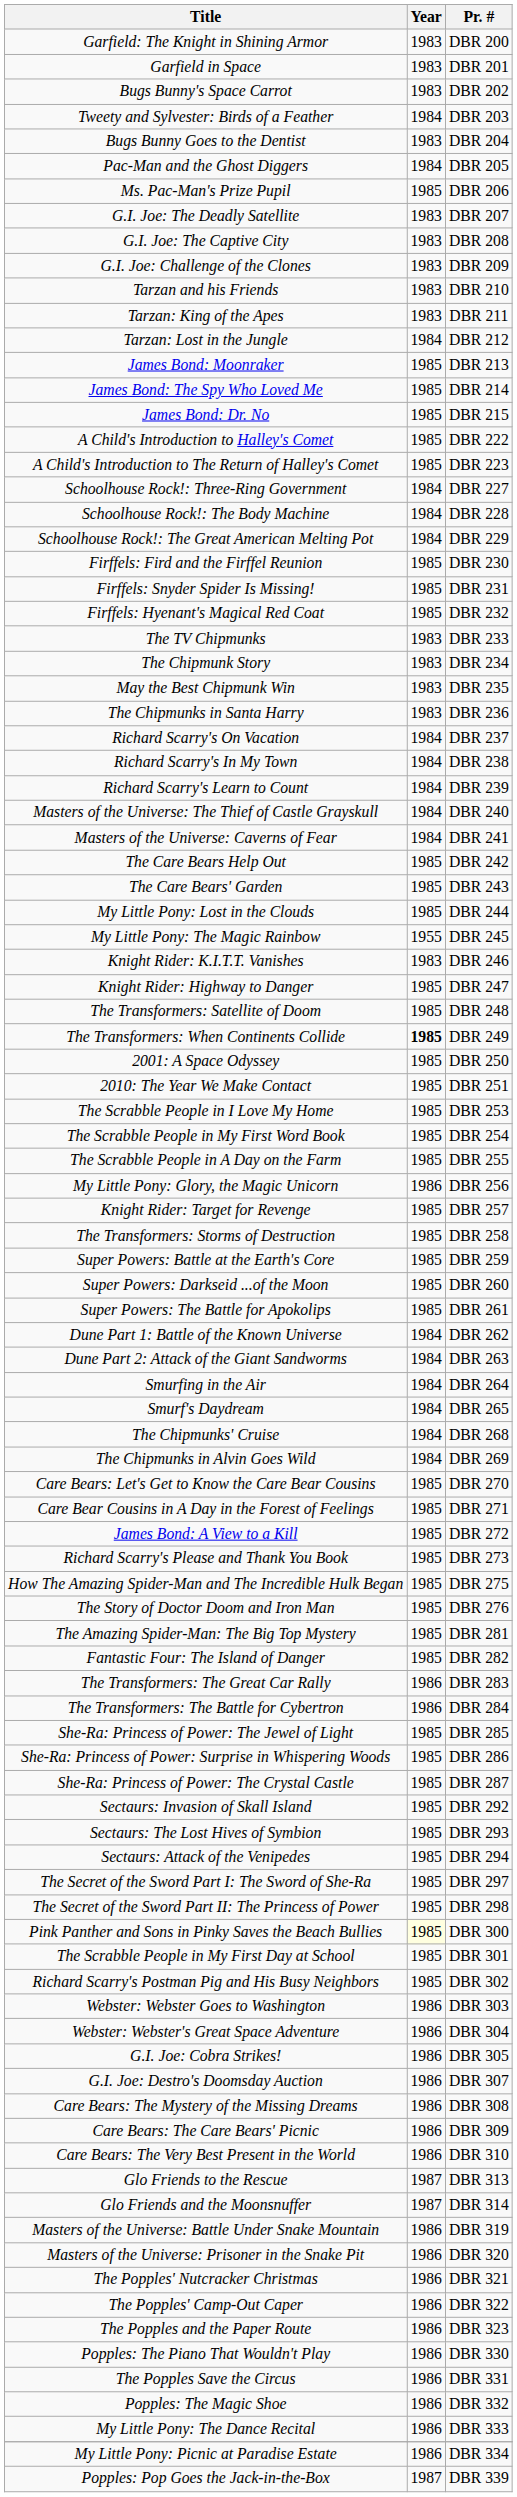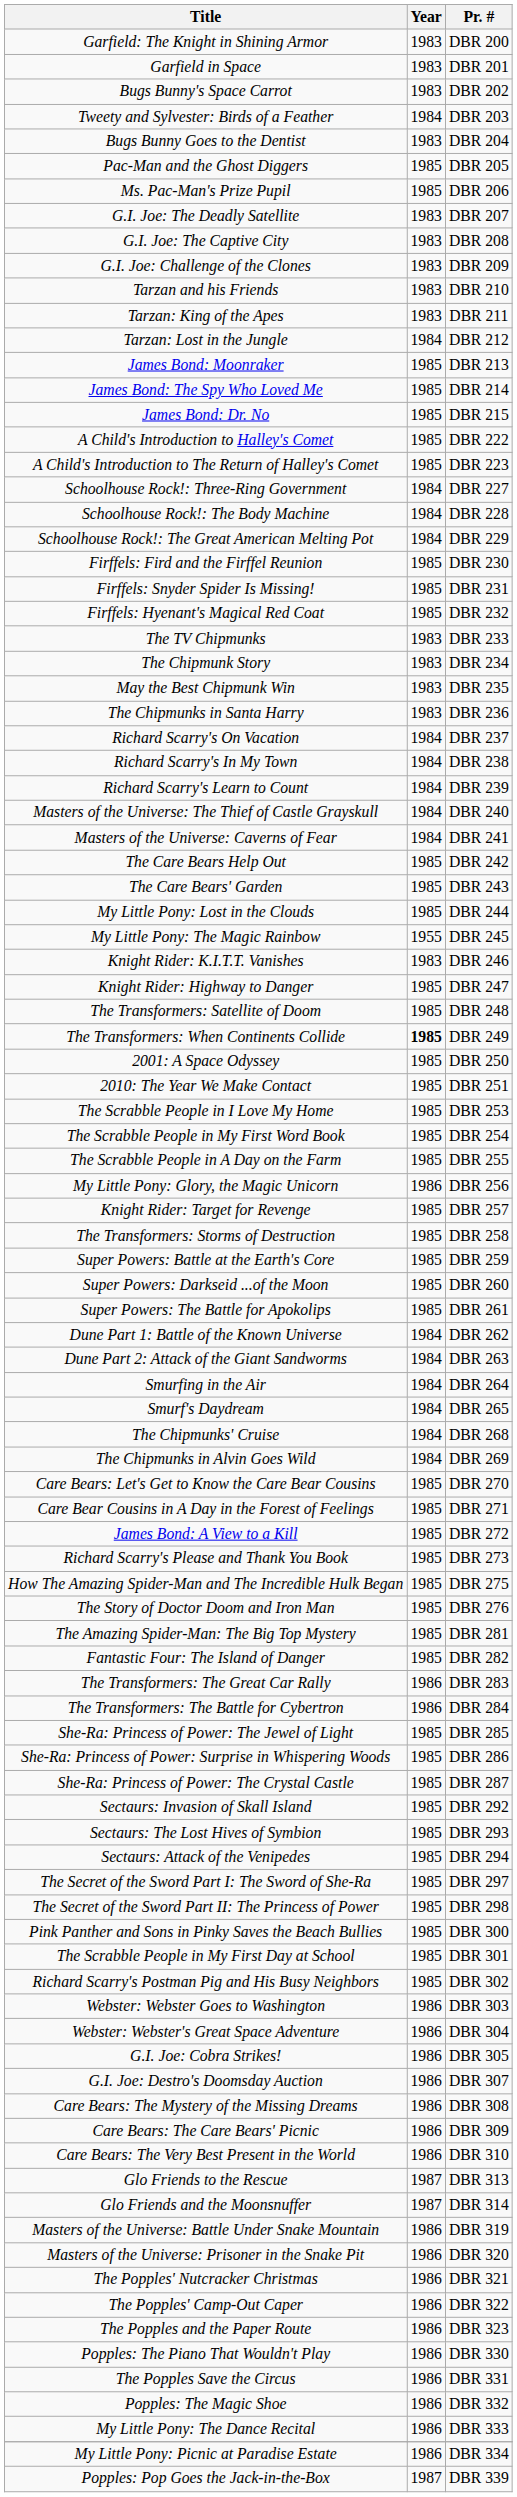(426, 166) 1984 -> (426, 166) 1985
(426, 1931) lightyellow background -> (426, 1931) no background
